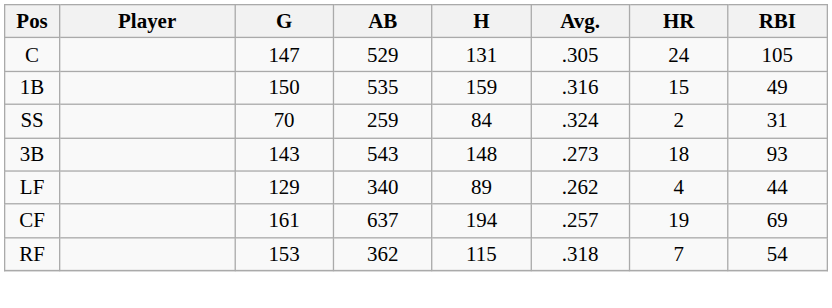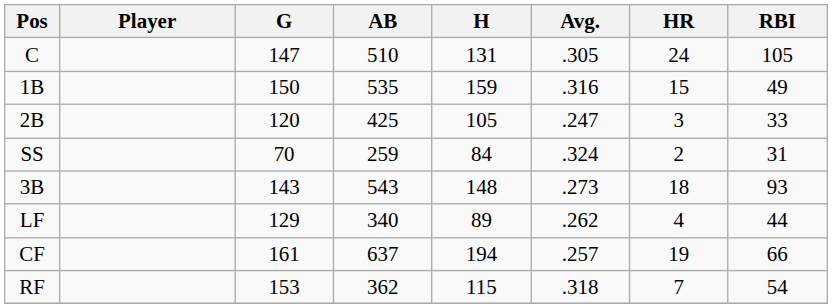(383, 54) 529 -> (383, 54) 510
+ row: (32, 120)
(777, 220) 69 -> (777, 253) 66
